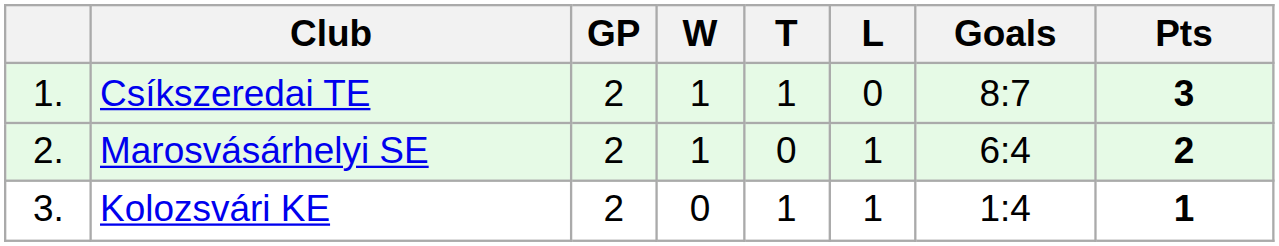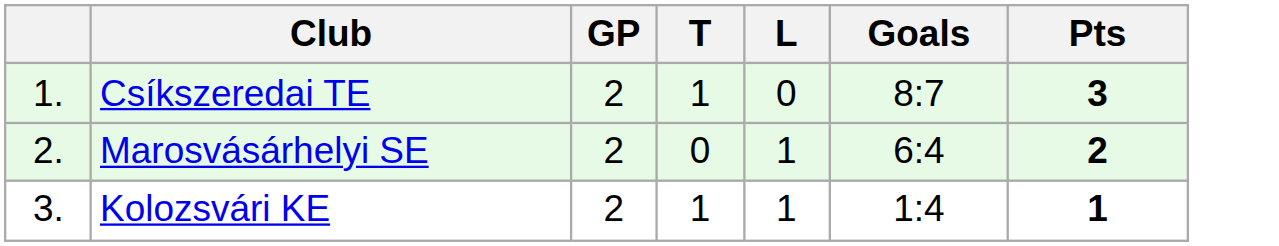- column: (700, 33)
